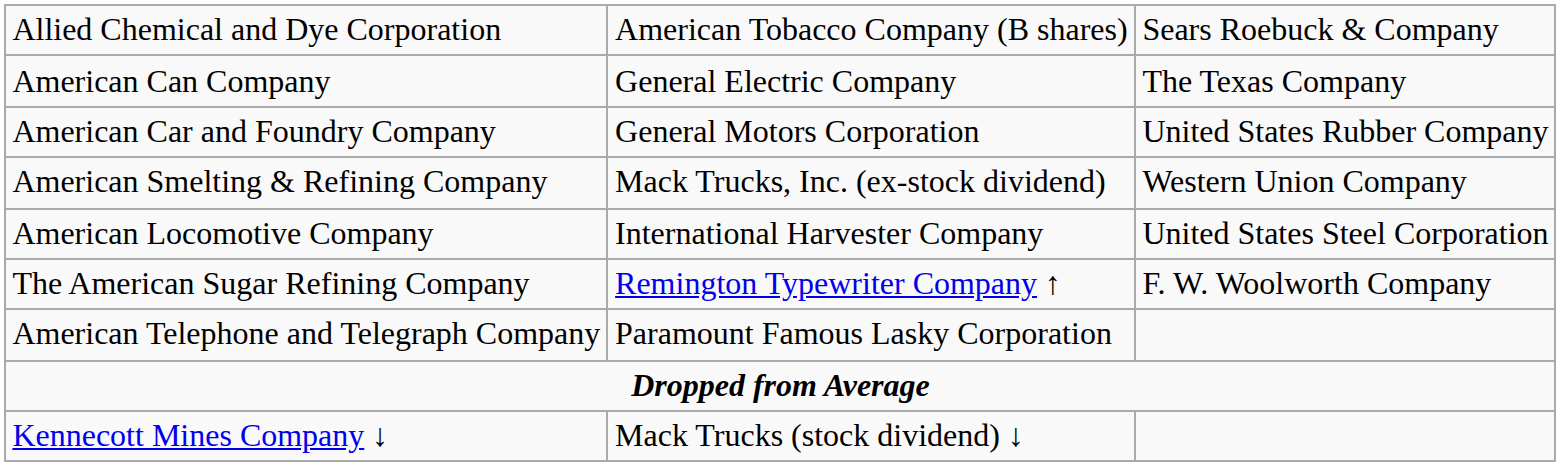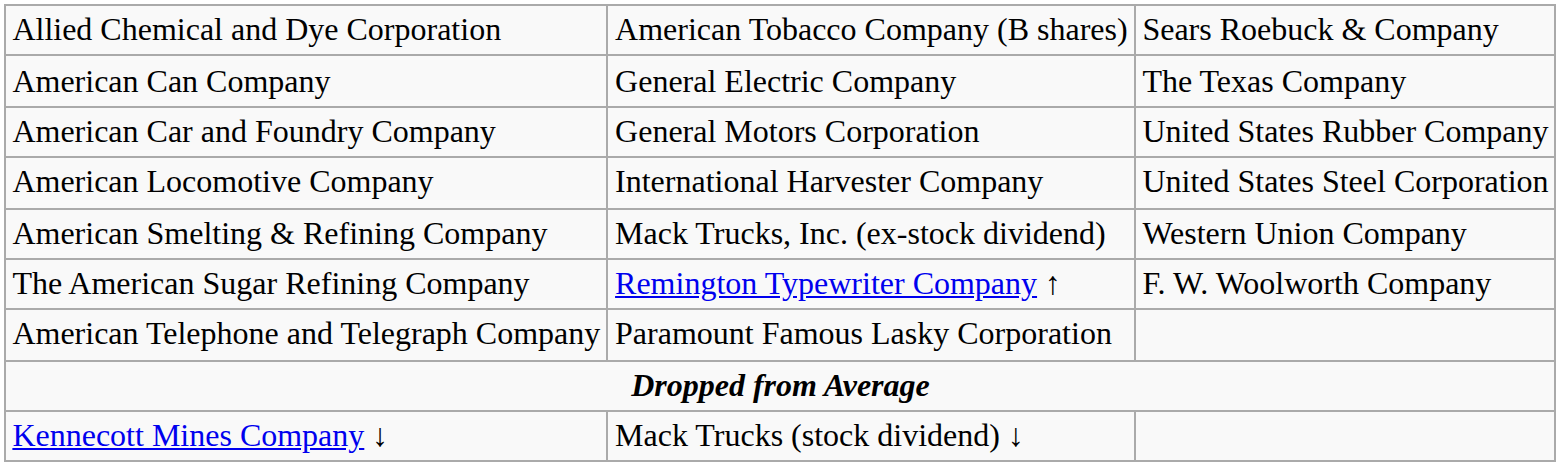rows swapped: (223, 232) <-> (280, 182)
